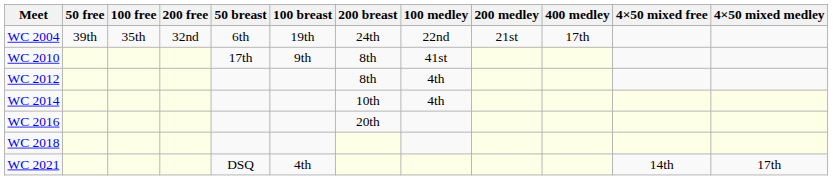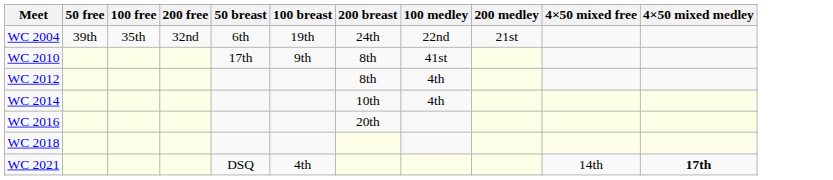- column: (577, 15)
(769, 164) normal -> (698, 164) bold
